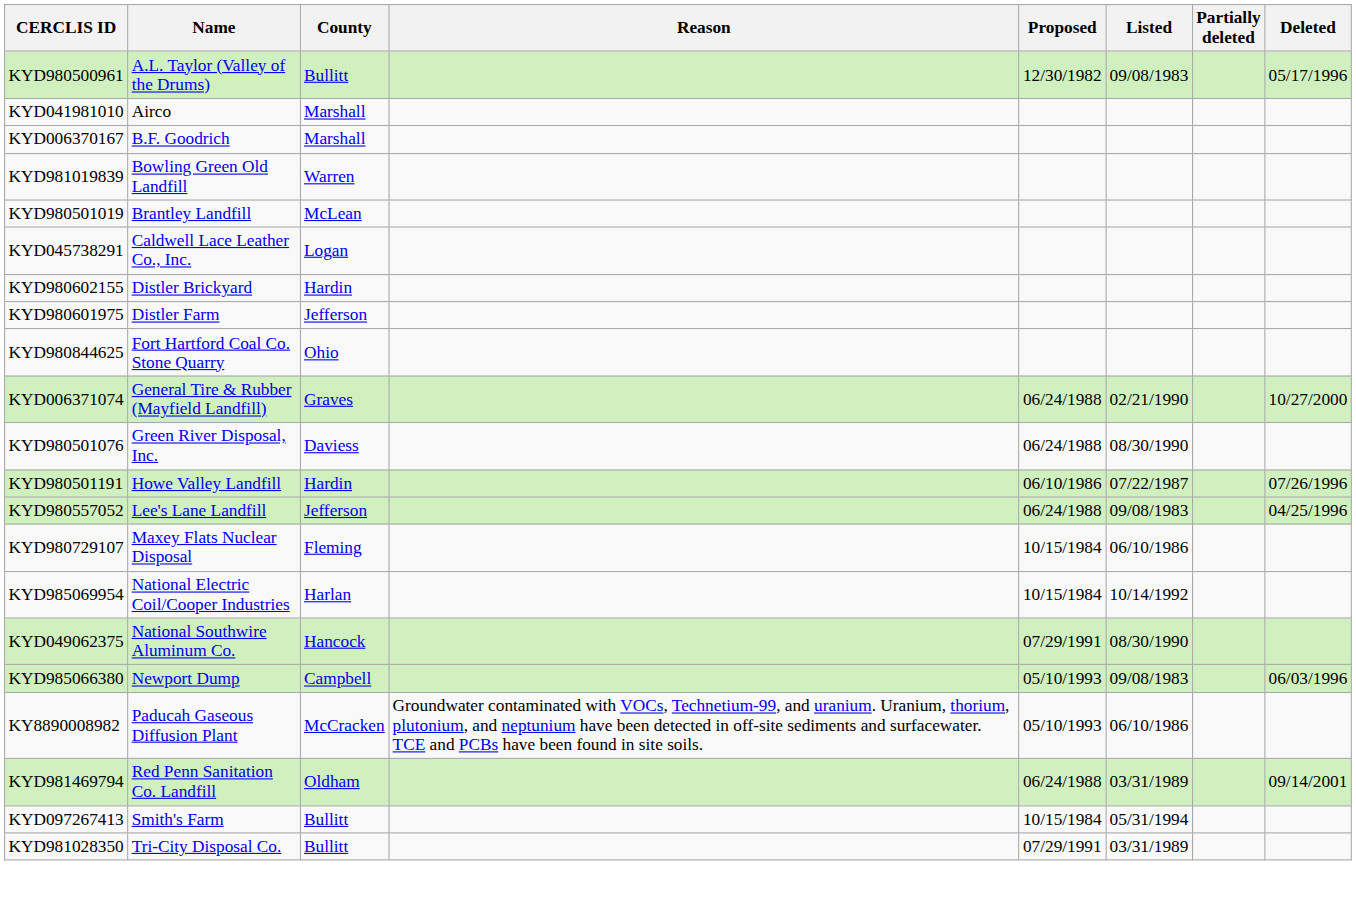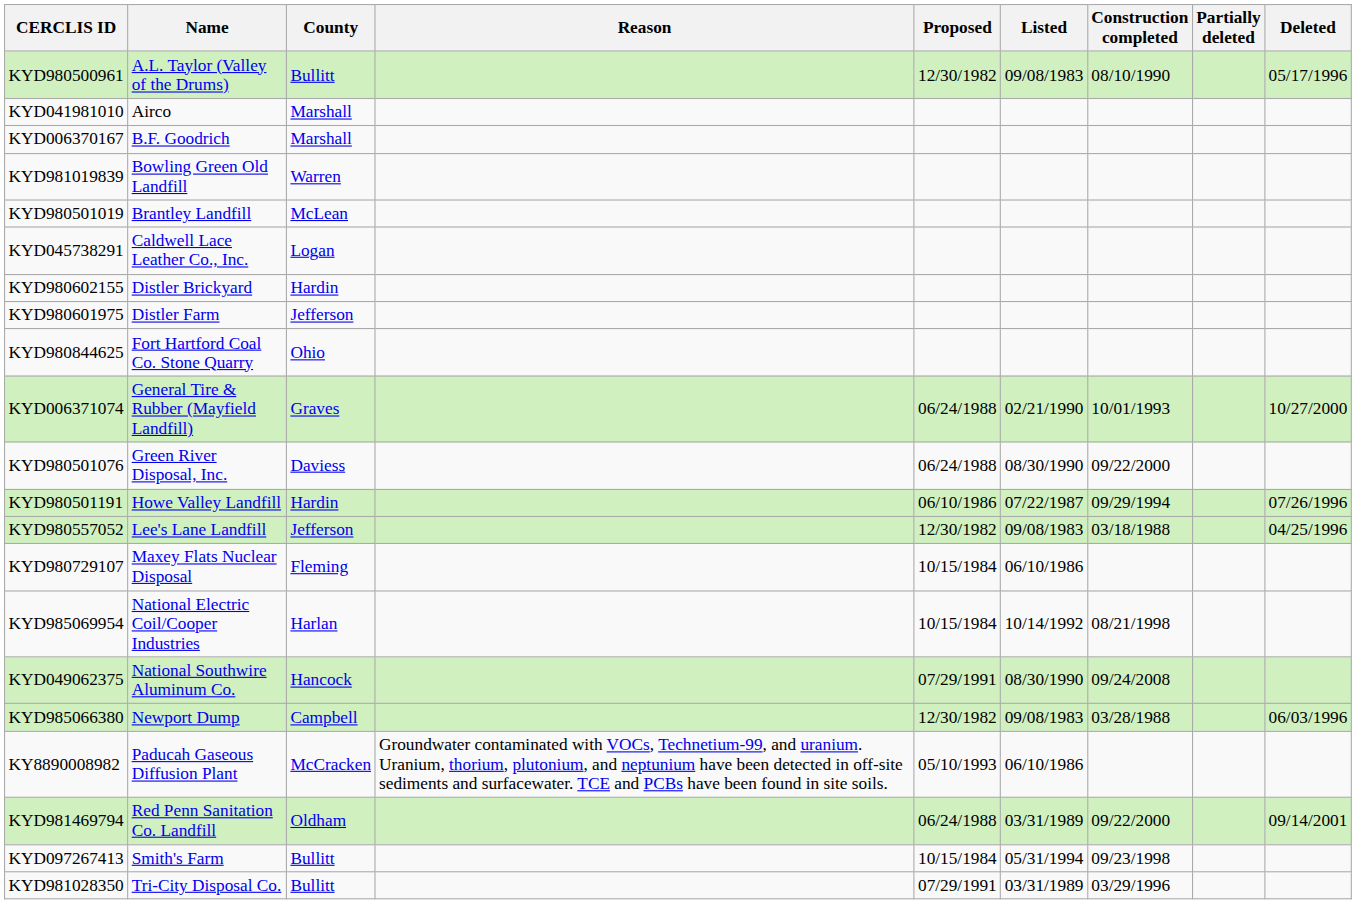+ column: (1140, 27)
(1062, 510) 06/24/1988 -> (957, 529) 12/30/1982
(1062, 678) 05/10/1993 -> (957, 717) 12/30/1982
